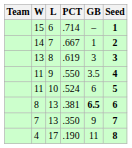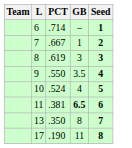- column: (39, 12)
(94, 89) 6 -> (79, 89) 4
(53, 105) 13 -> (39, 105) 11
(94, 120) 9 -> (79, 120) 8
